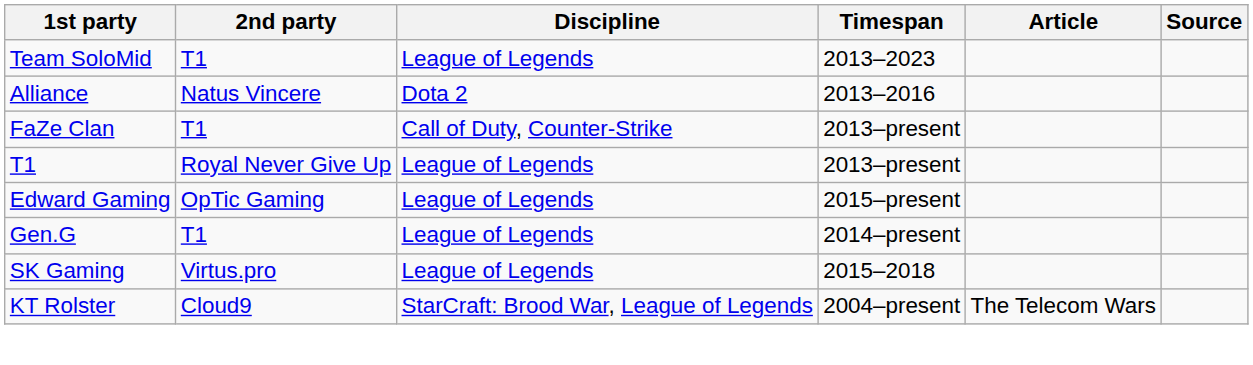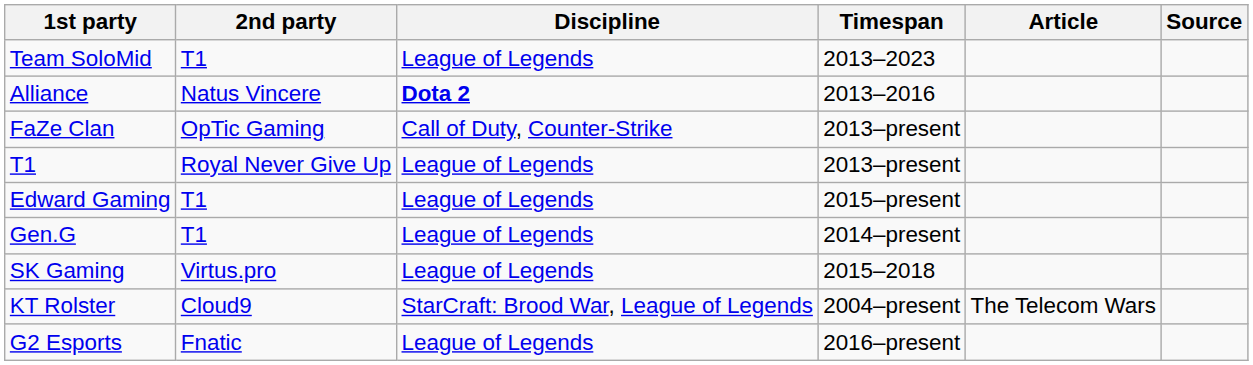(435, 93) normal -> (436, 93) bold
(194, 128) T1 -> (253, 128) OpTic Gaming
(253, 199) OpTic Gaming -> (194, 199) T1
+ row: (66, 341)
